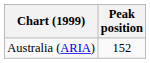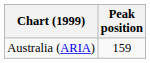(122, 48) 152 -> (122, 48) 159
